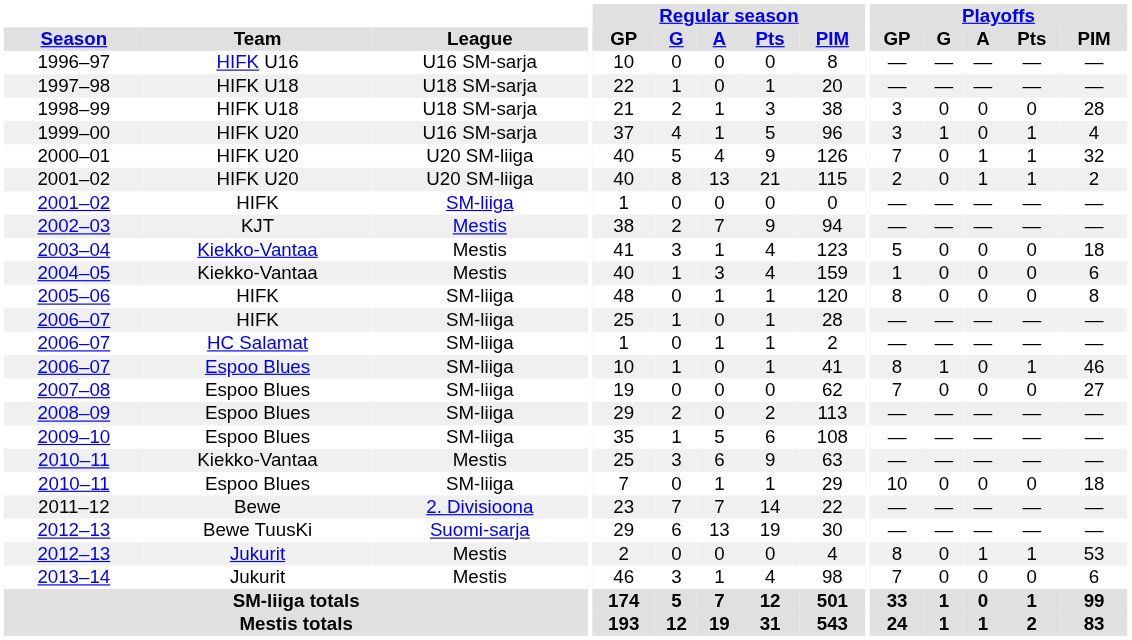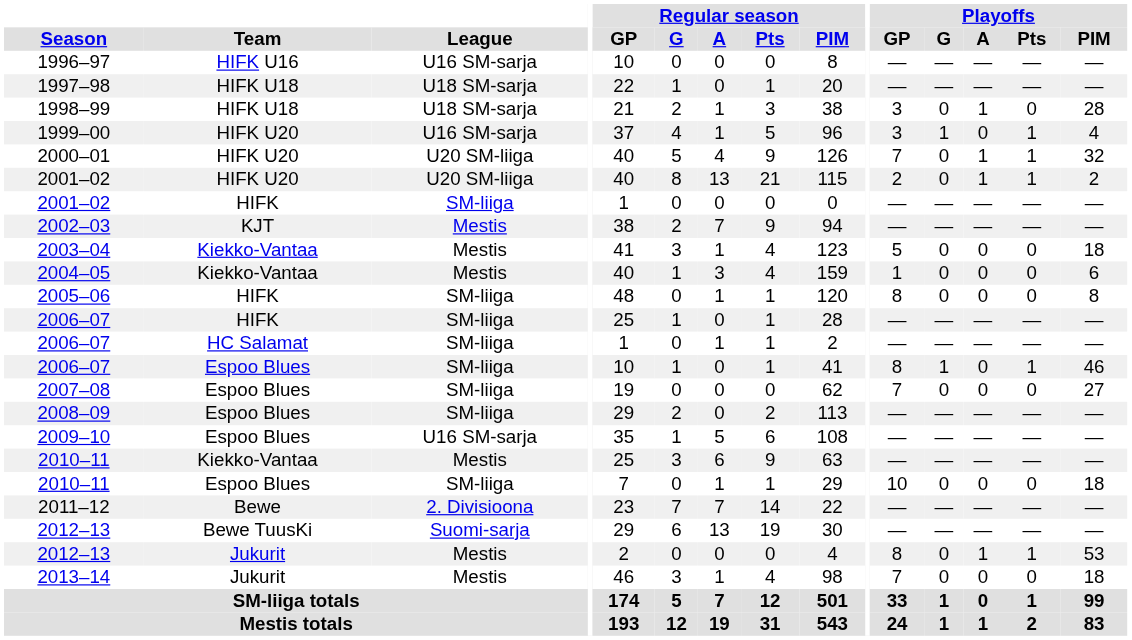(983, 109) 0 -> (983, 109) 1
(480, 436) SM-liiga -> (480, 436) U16 SM-sarja
(1094, 577) 6 -> (1094, 577) 18
